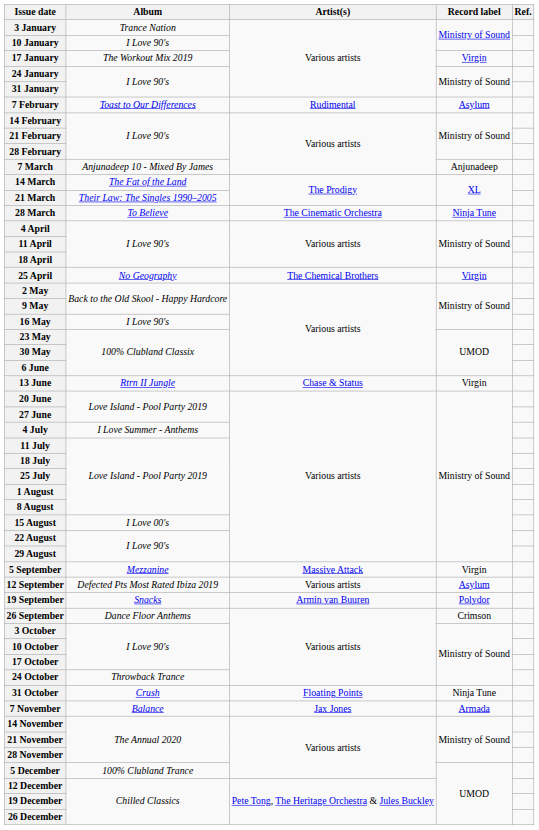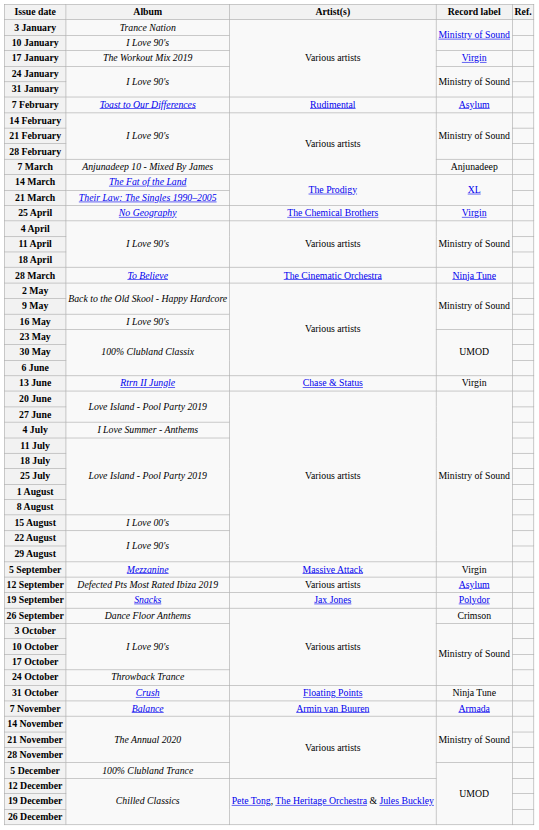rows swapped: (35, 213) <-> (35, 275)
(333, 600) Armin van Buuren -> (333, 600) Jax Jones
(333, 708) Jax Jones -> (333, 708) Armin van Buuren
